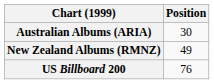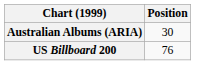- row: (84, 50)
